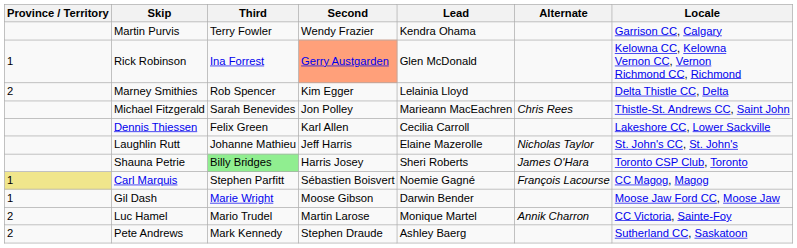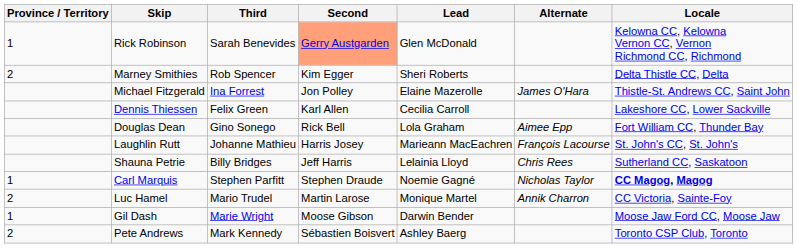- row: (147, 31)
(237, 61) Ina Forrest -> (253, 43) Sarah Benevides
(434, 91) Lelainia Lloyd -> (434, 74) Sheri Roberts
(253, 109) Sarah Benevides -> (237, 91) Ina Forrest
(456, 109) Marieann MacEachren -> (441, 91) Elaine Mazerolle
(545, 109) Chris Rees -> (553, 91) James O'Hara
+ row: (149, 127)
(327, 145) Jeff Harris -> (332, 145) Harris Josey
(441, 145) Elaine Mazerolle -> (456, 145) Marieann MacEachren
(556, 145) Nicholas Taylor -> (564, 145) François Lacourse
(241, 162) lightgreen background -> (241, 162) no background
(332, 162) Harris Josey -> (327, 162) Jeff Harris
(434, 162) Sheri Roberts -> (434, 162) Lelainia Lloyd
(553, 162) James O'Hara -> (545, 162) Chris Rees
(681, 162) Toronto CSP Club, Toronto -> (681, 162) Sutherland CC, Saskatoon
(10, 180) khaki background -> (10, 180) no background
(348, 180) Sébastien Boisvert -> (342, 180) Stephen Draude
(564, 180) François Lacourse -> (556, 180) Nicholas Taylor
(662, 180) normal -> (664, 180) bold
rows swapped: (141, 216) <-> (135, 198)
(342, 233) Stephen Draude -> (348, 233) Sébastien Boisvert
(681, 233) Sutherland CC, Saskatoon -> (681, 233) Toronto CSP Club, Toronto
